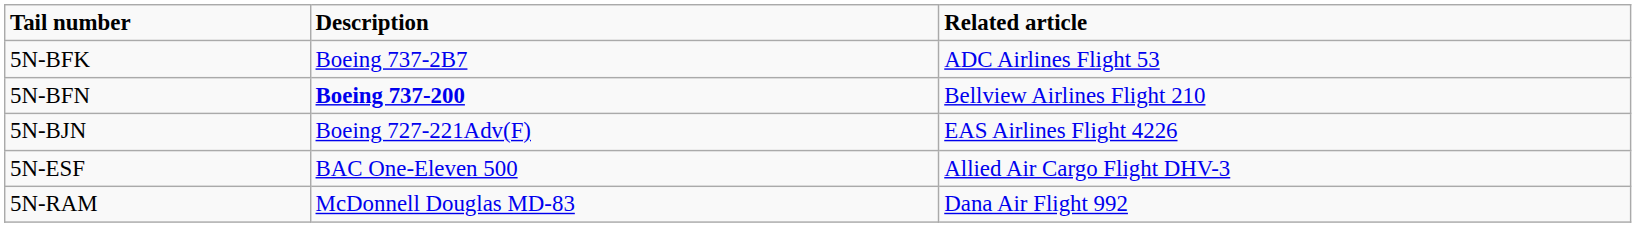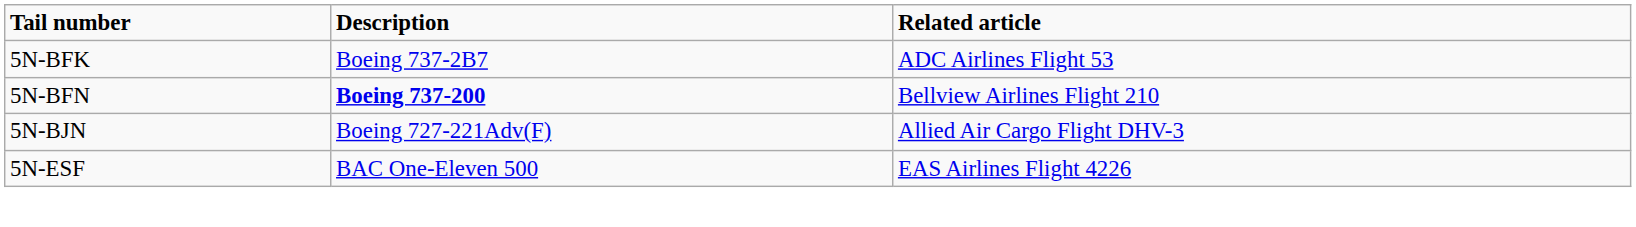(1061, 131) EAS Airlines Flight 4226 -> (1041, 131) Allied Air Cargo Flight DHV-3
(1087, 167) Allied Air Cargo Flight DHV-3 -> (1015, 167) EAS Airlines Flight 4226
- row: (54, 204)
